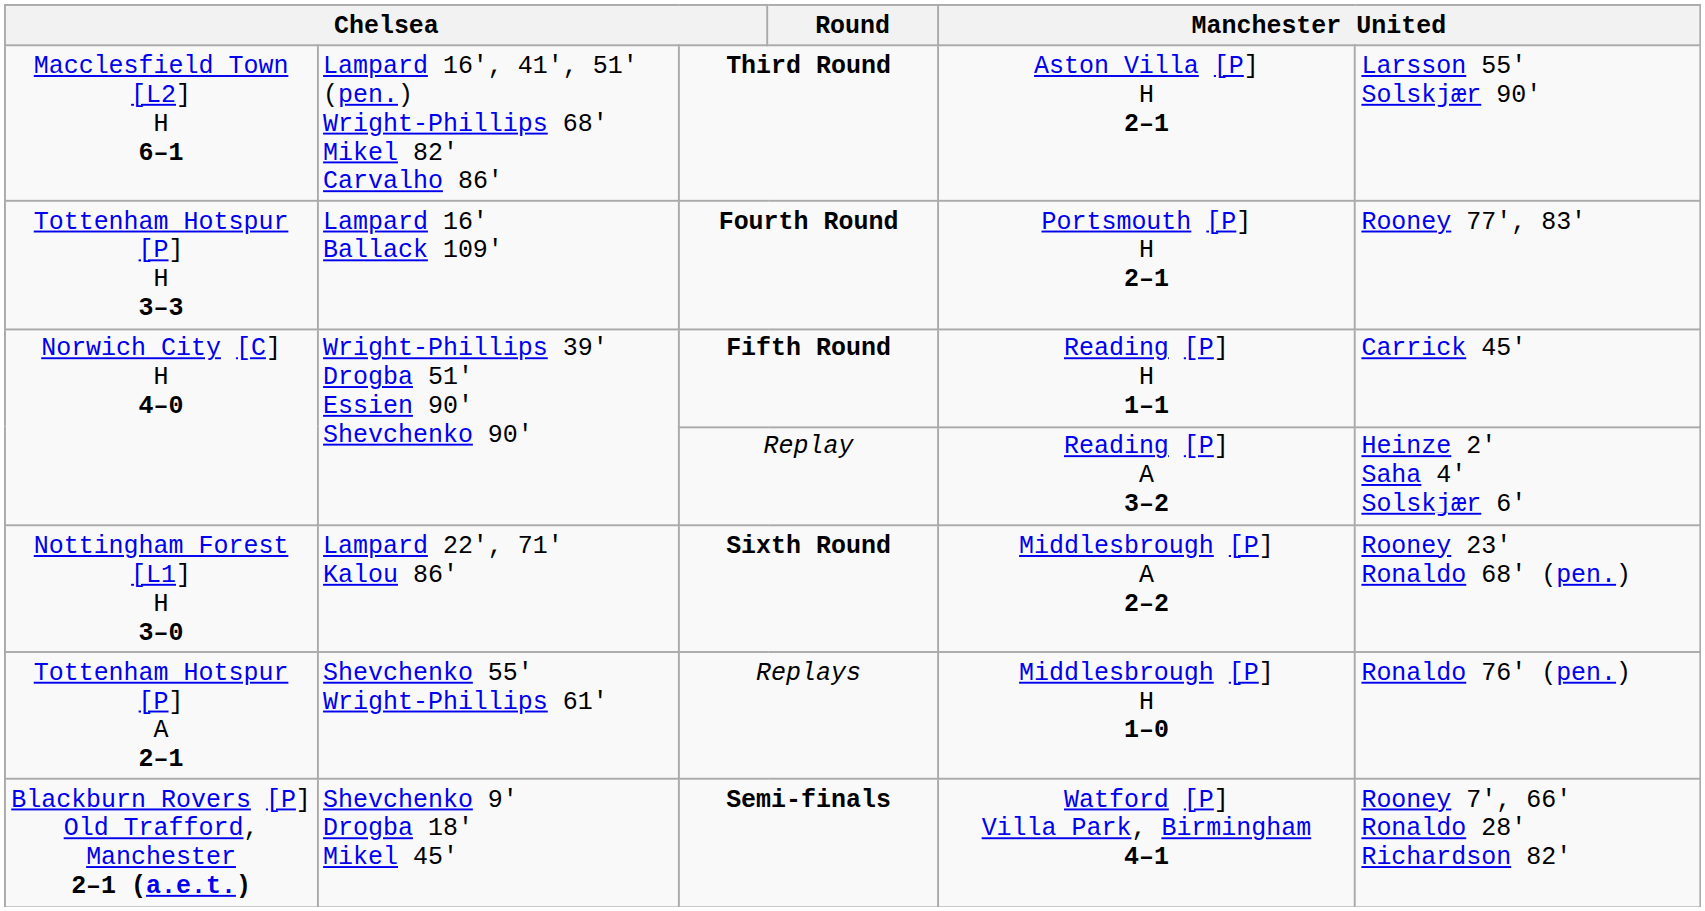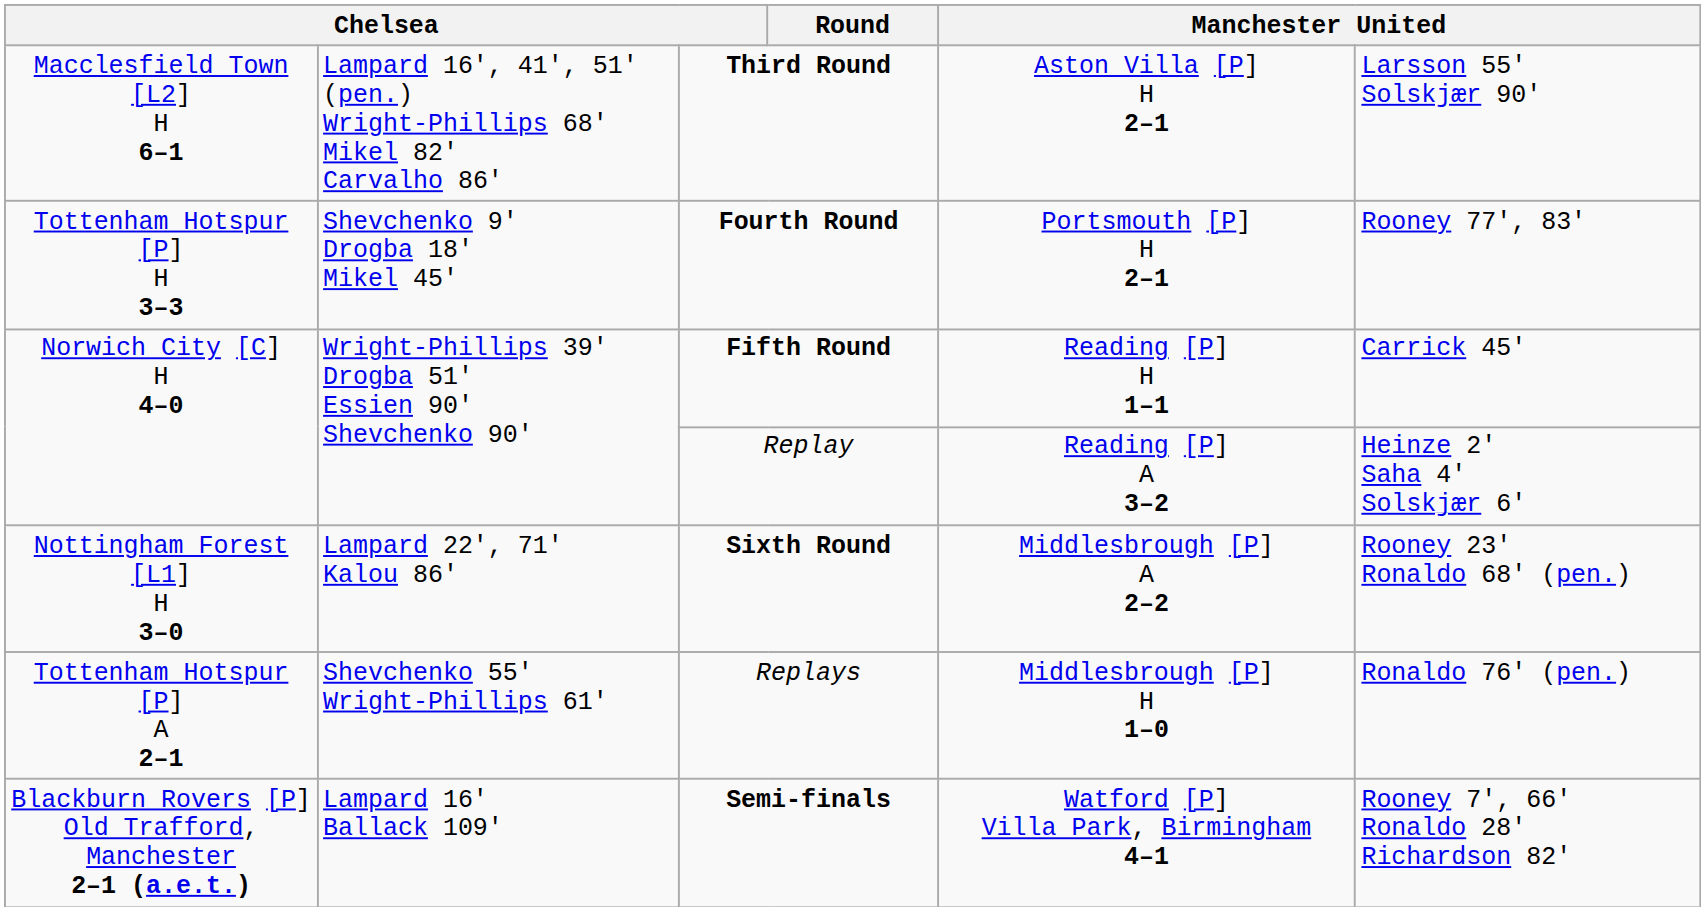(413, 236) Lampard 16' Ballack 109' -> (420, 251) Shevchenko 9' Drogba 18' Mikel 45'
(420, 828) Shevchenko 9' Drogba 18' Mikel 45' -> (413, 814) Lampard 16' Ballack 109'
